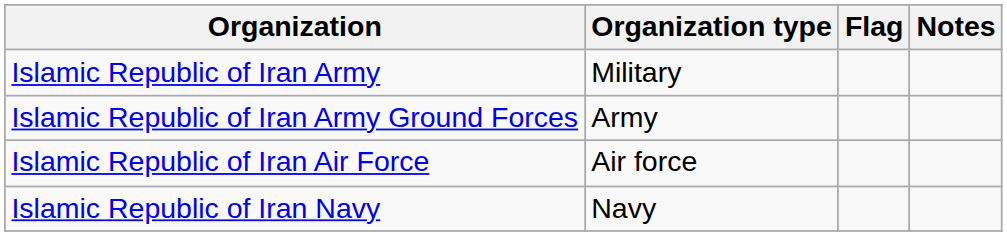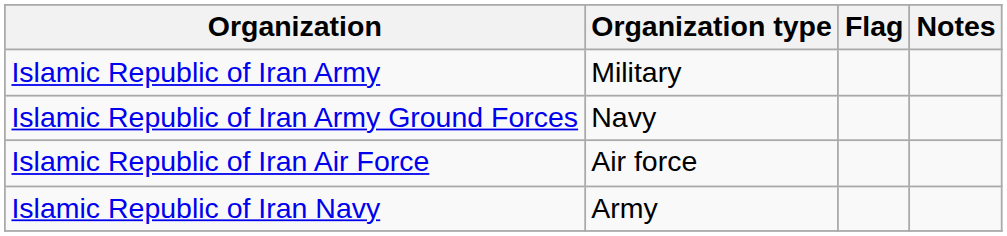(624, 117) Army -> (624, 117) Navy
(624, 207) Navy -> (624, 207) Army
